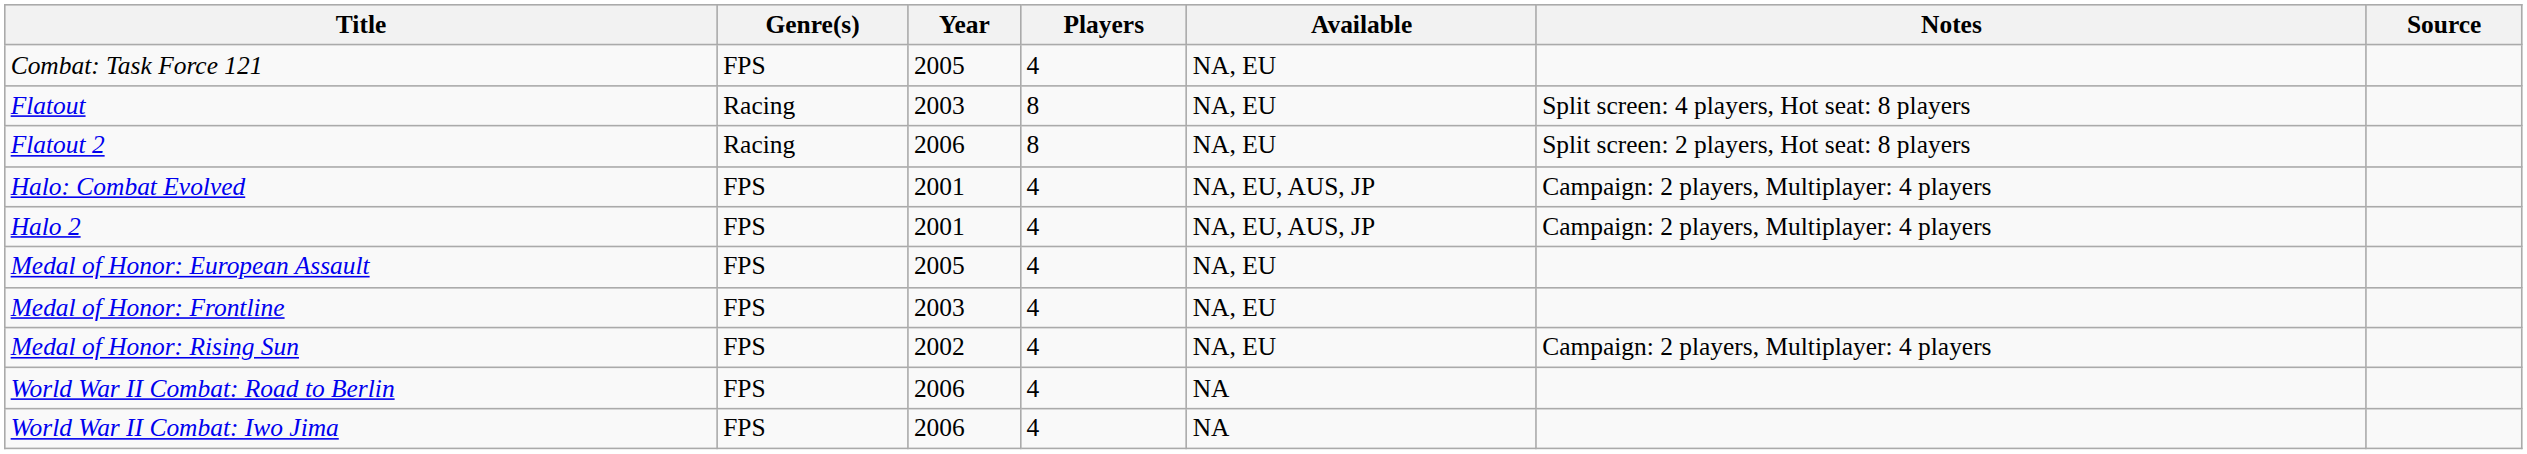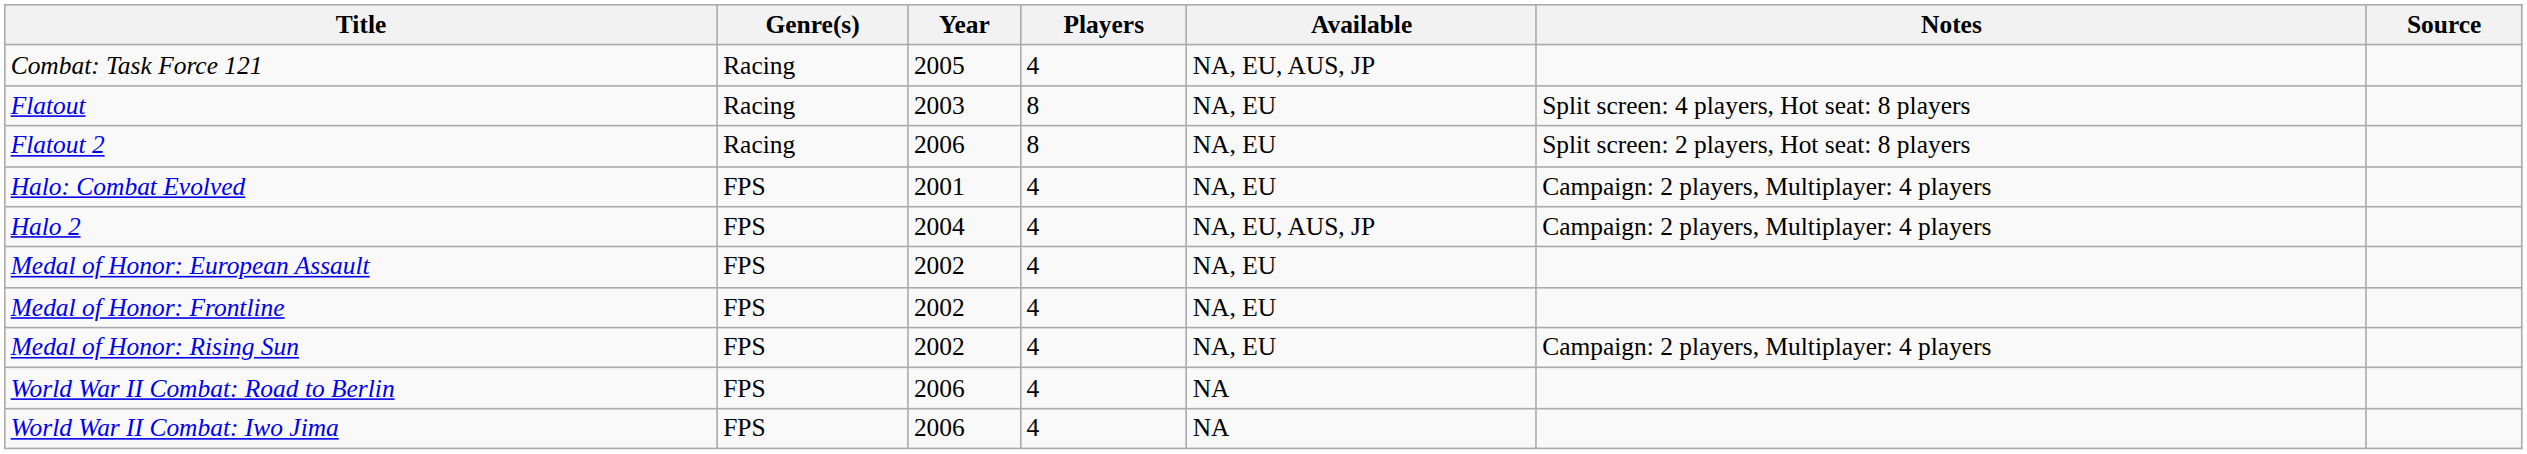(744, 65) FPS -> (759, 65) Racing
(1234, 65) NA, EU -> (1284, 65) NA, EU, AUS, JP
(1284, 186) NA, EU, AUS, JP -> (1234, 186) NA, EU
(939, 226) 2001 -> (939, 226) 2004
(939, 266) 2005 -> (939, 266) 2002
(939, 307) 2003 -> (939, 307) 2002
